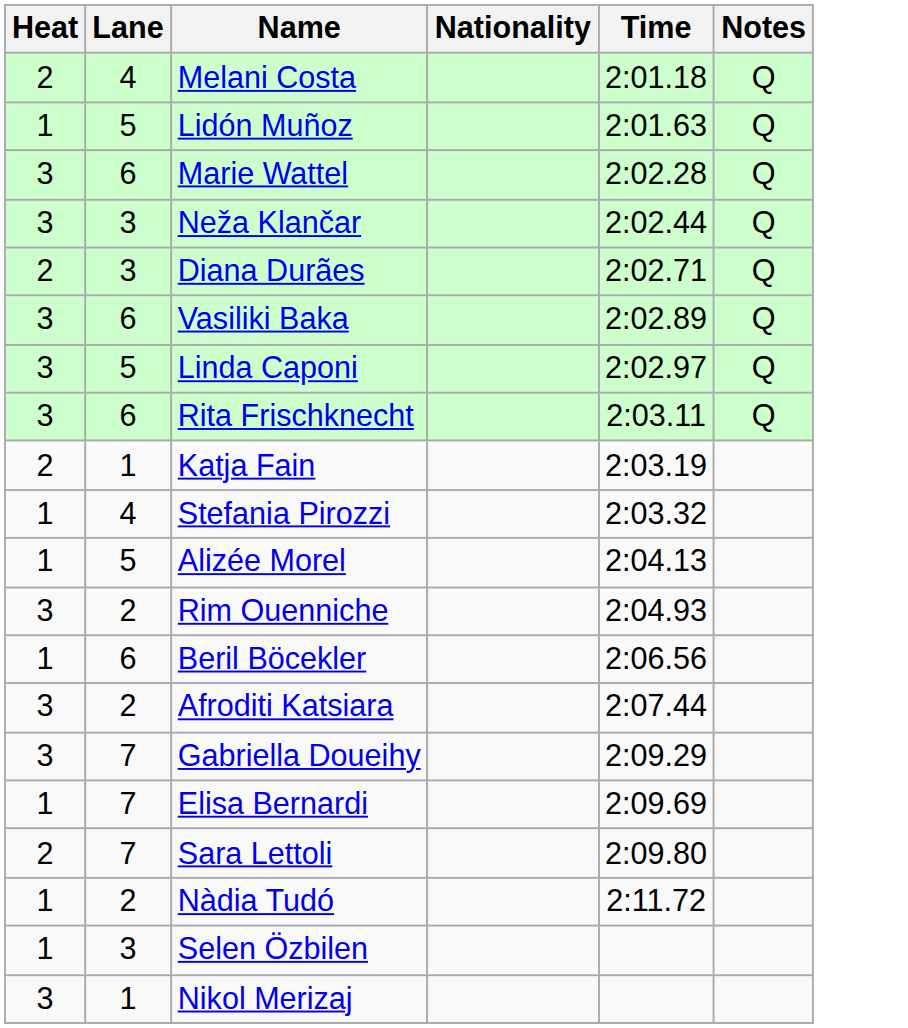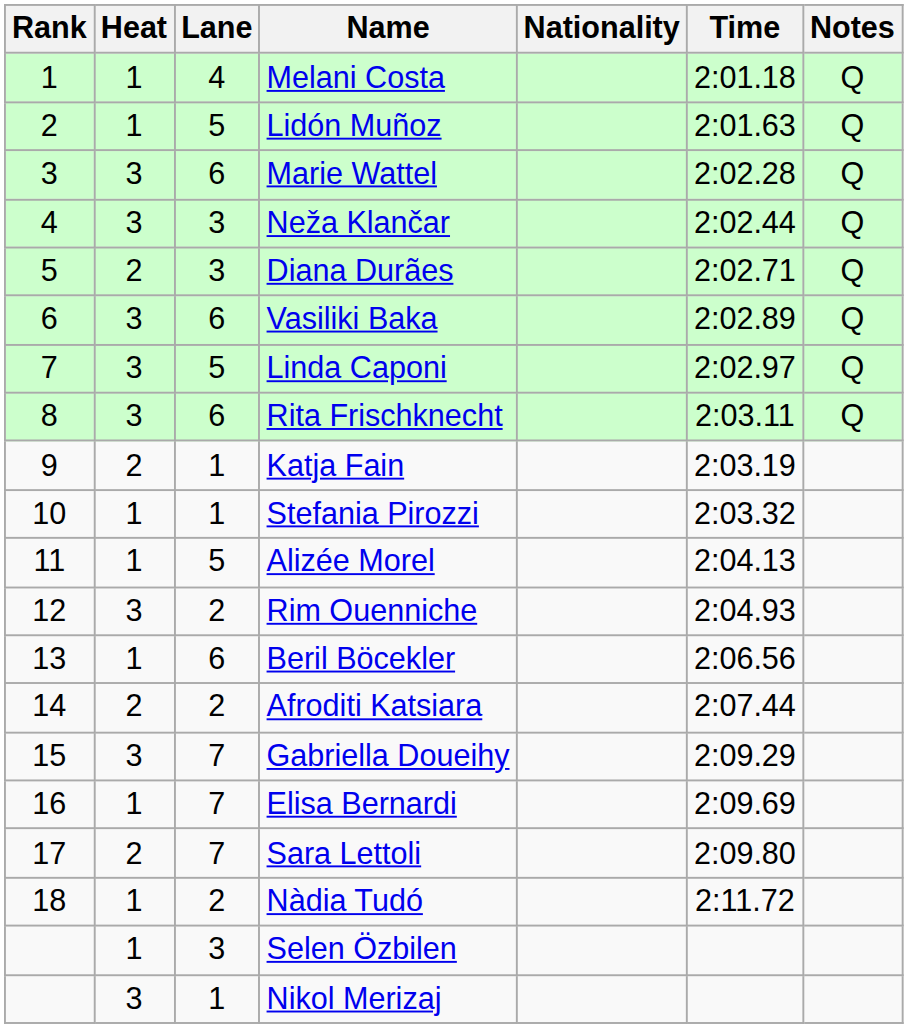+ column: (49, 28)
(45, 77) 2 -> (134, 77) 1
(128, 513) 4 -> (217, 513) 1
(45, 707) 3 -> (134, 707) 2
